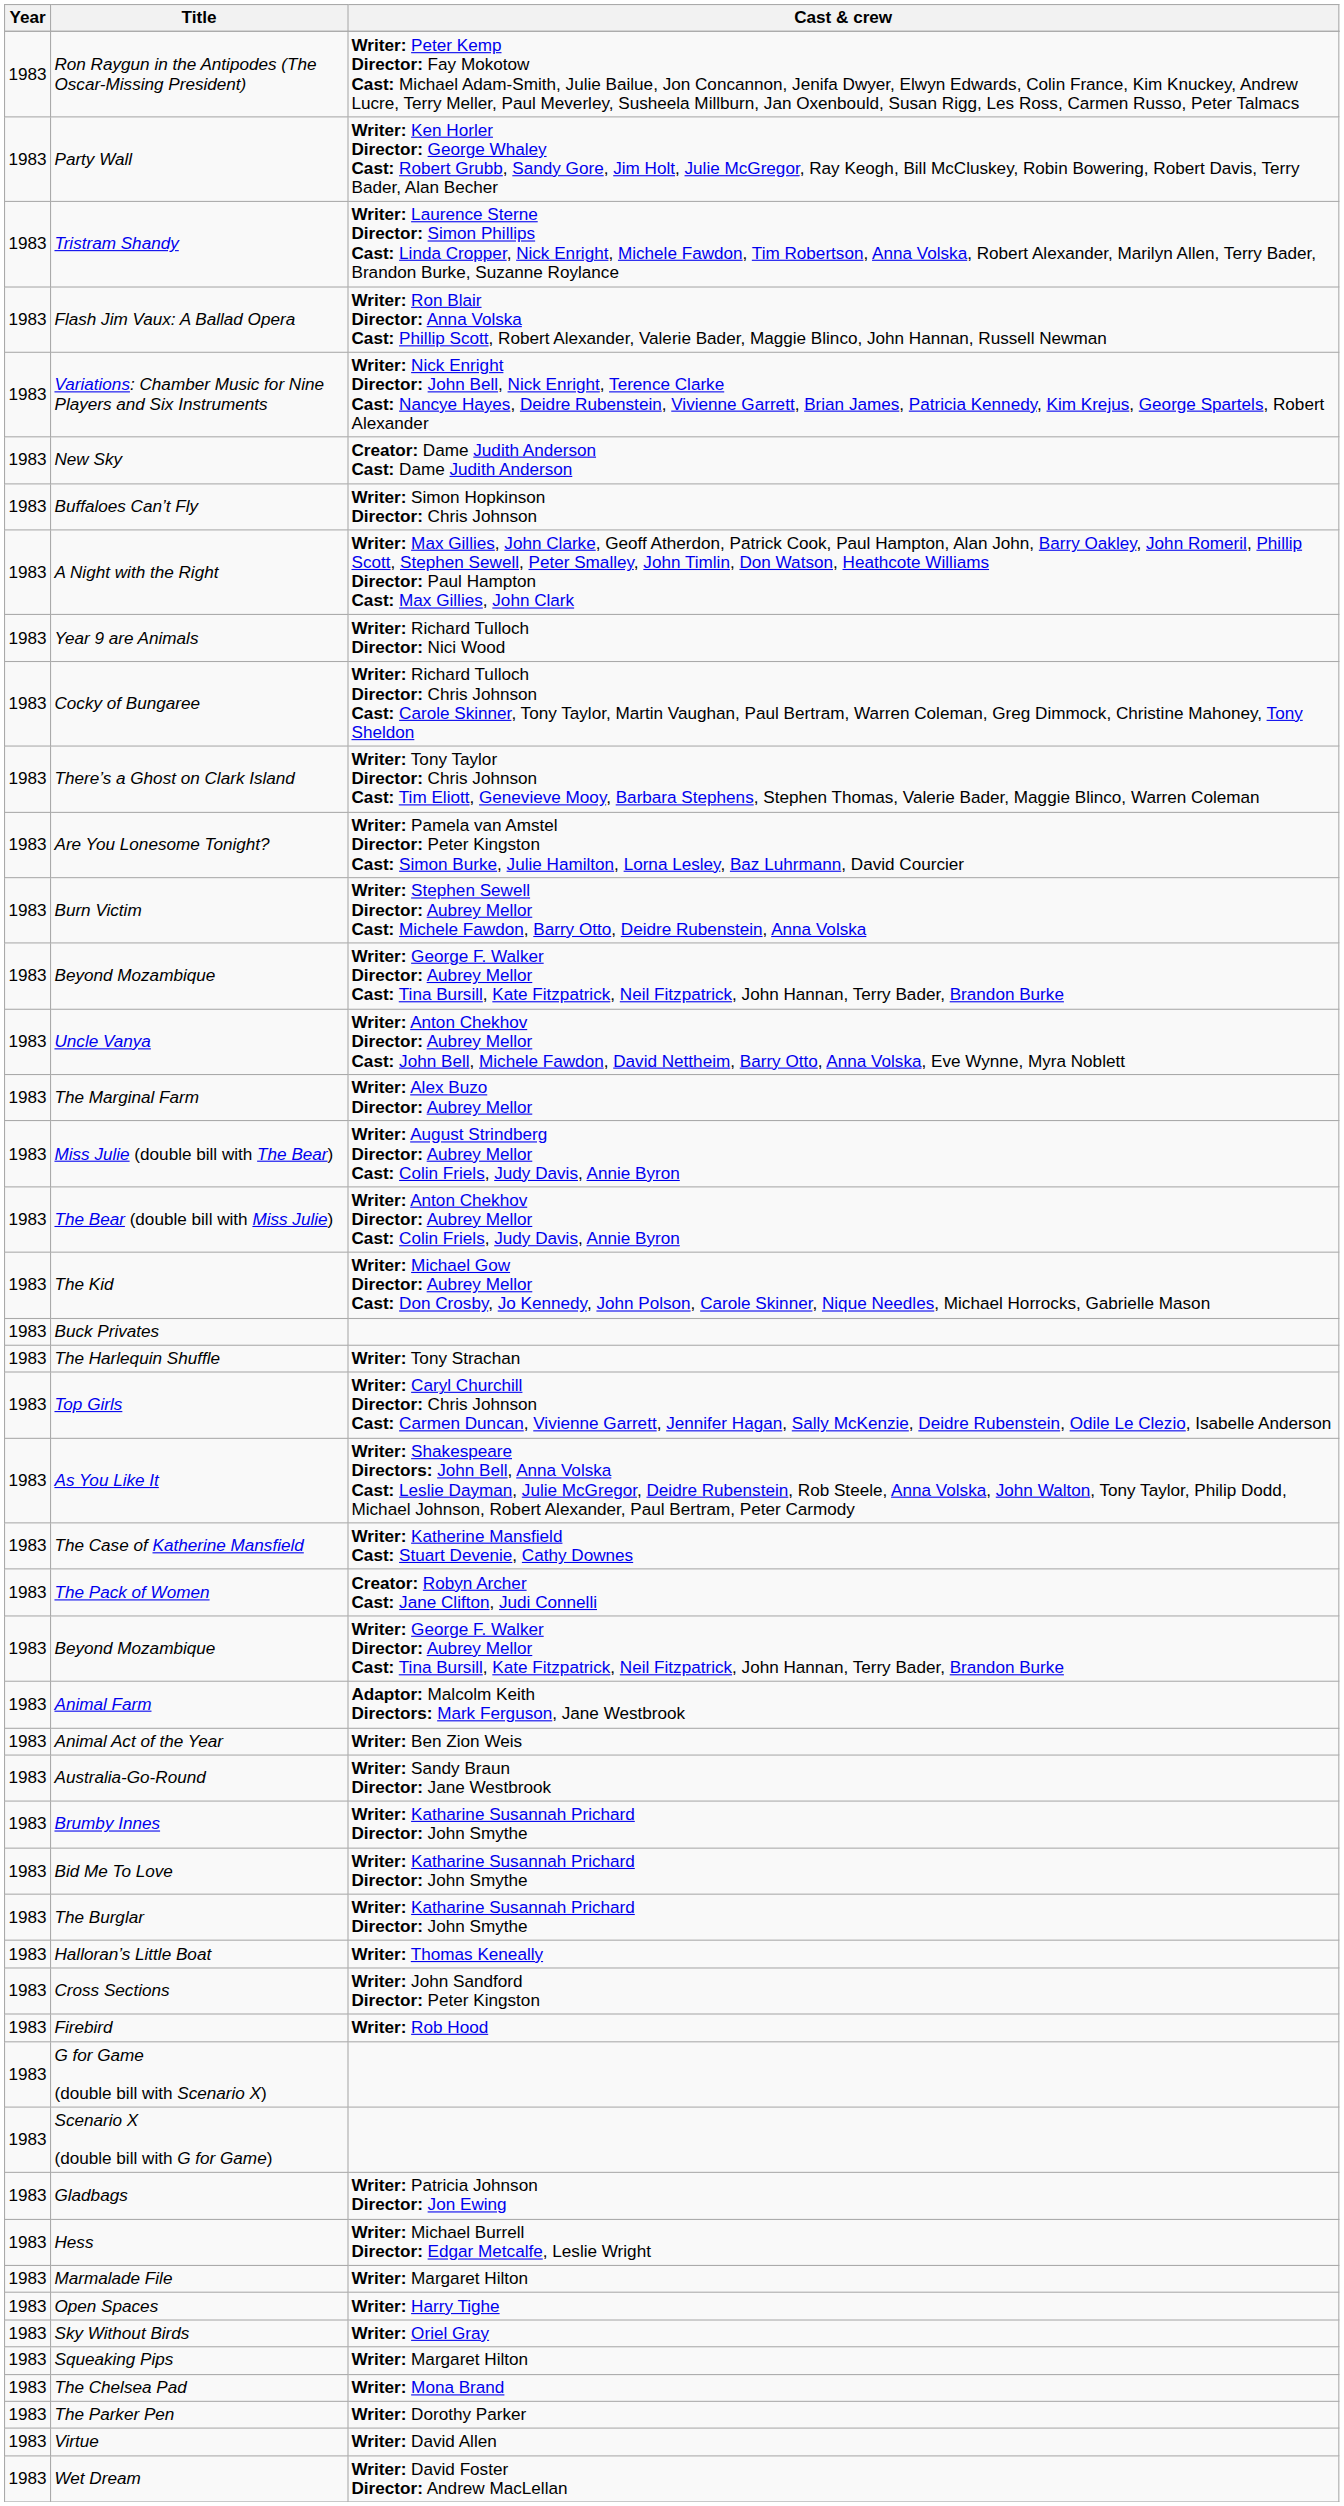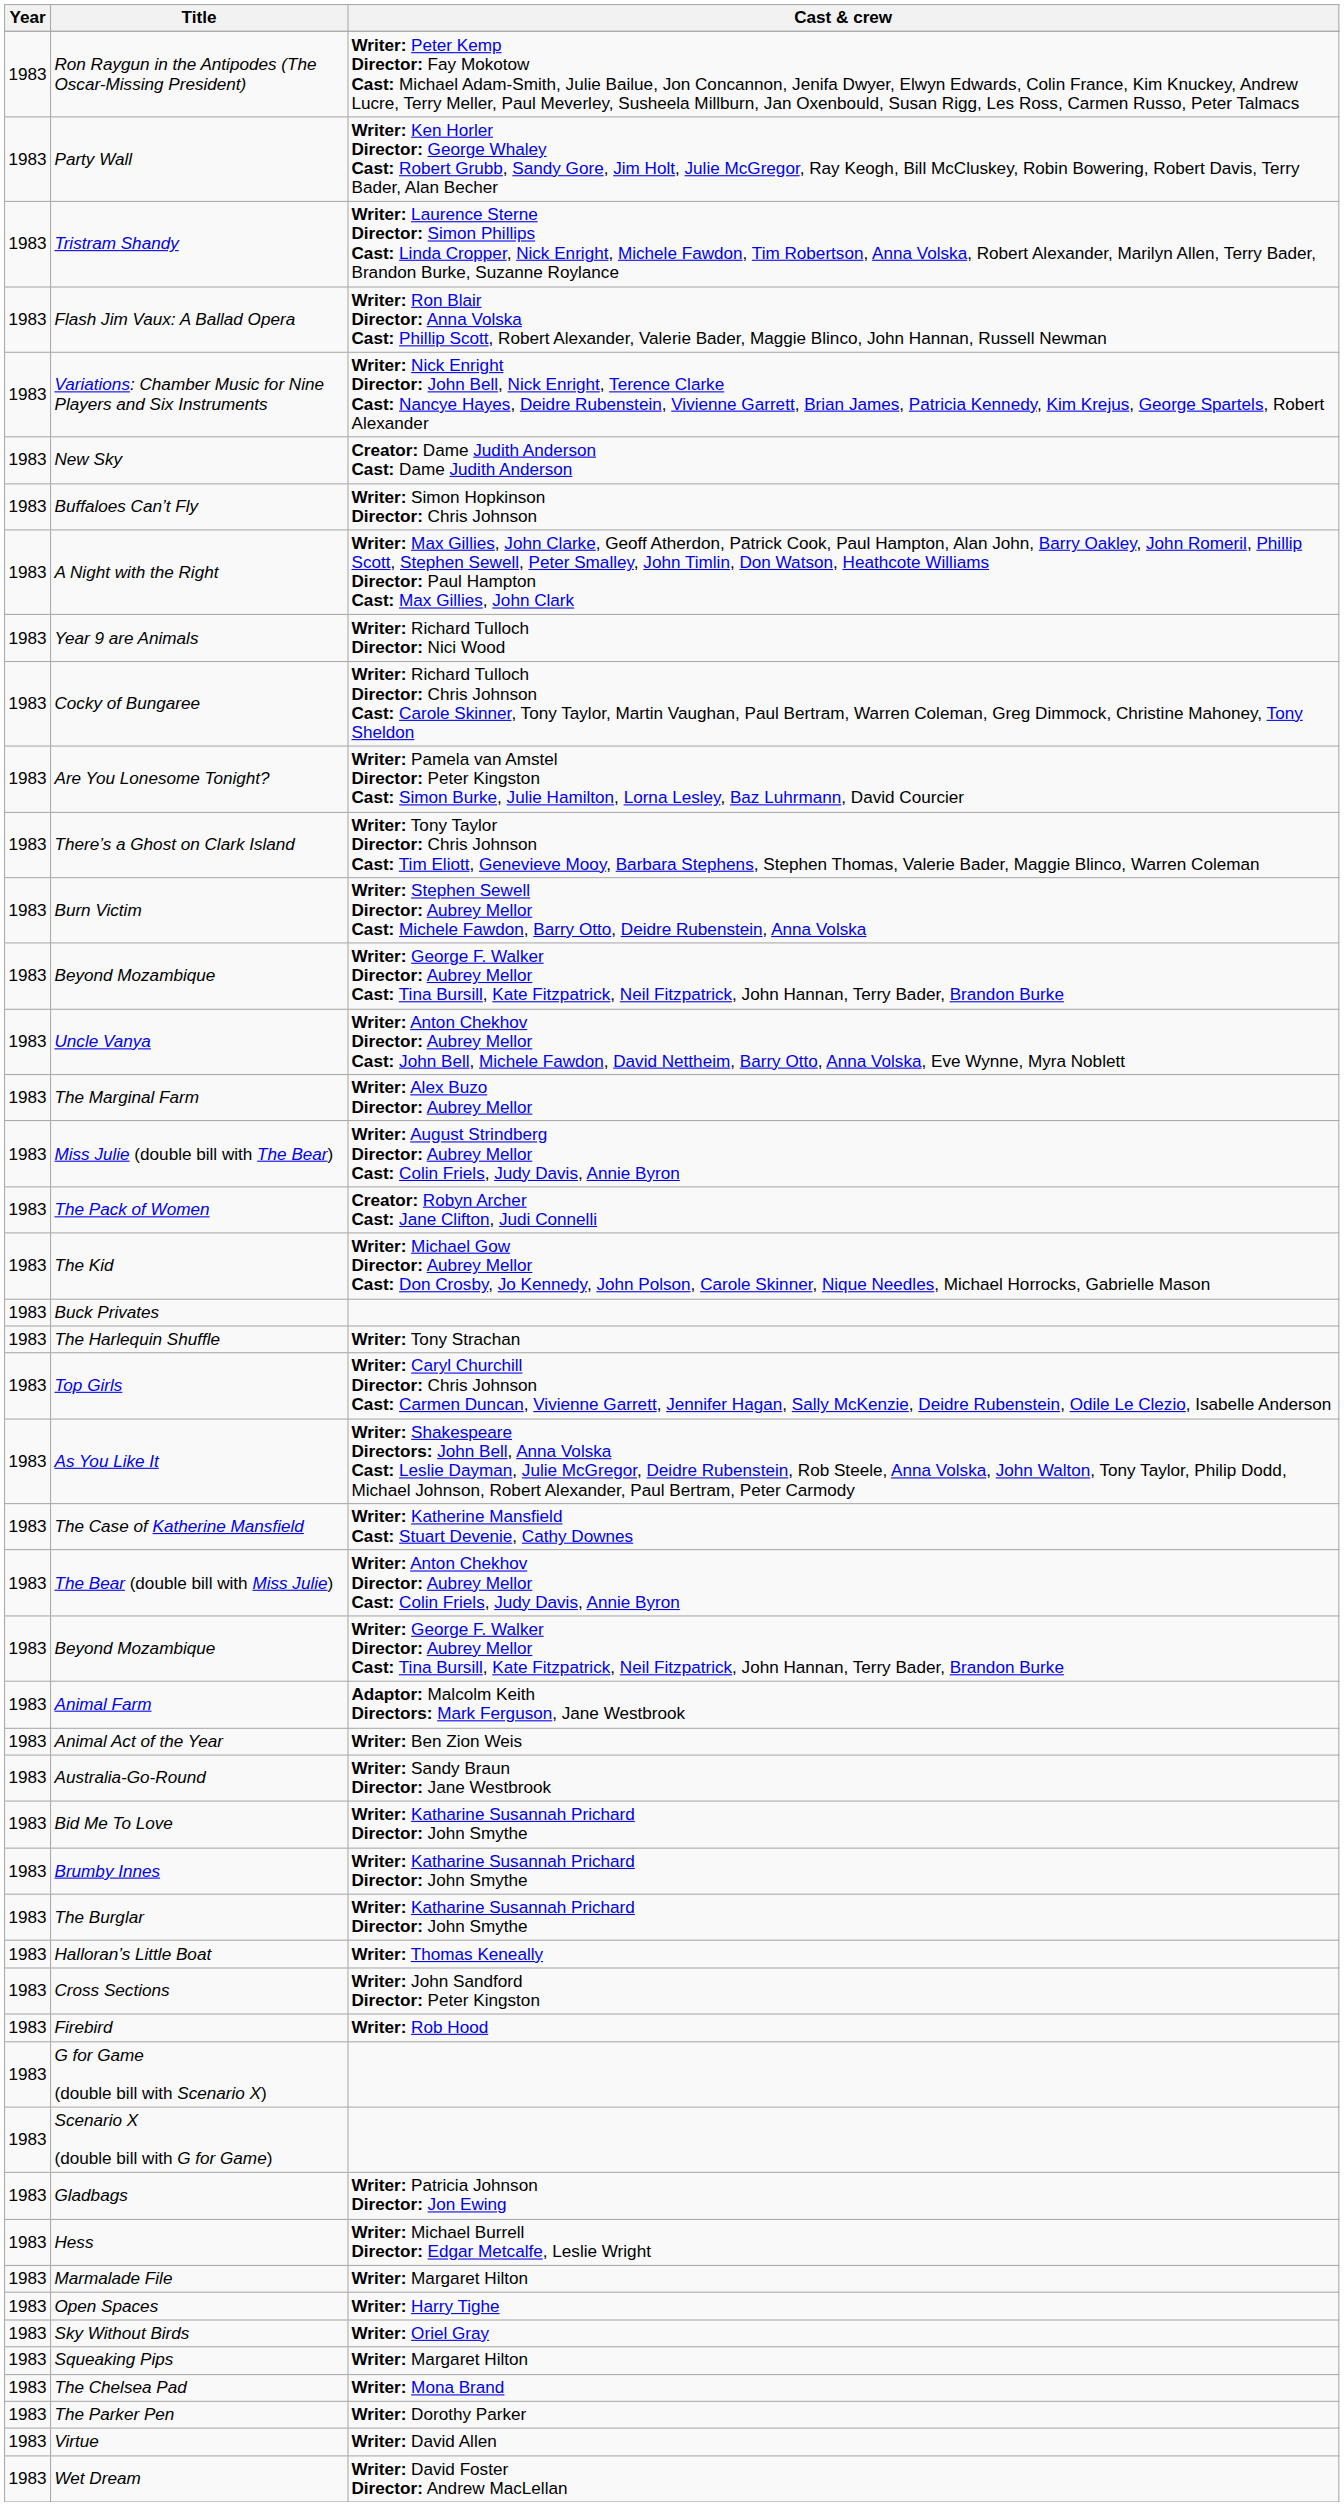rows swapped: (162, 844) <-> (175, 778)
rows swapped: (194, 1219) <-> (132, 1592)
rows swapped: (114, 1870) <-> (107, 1824)
